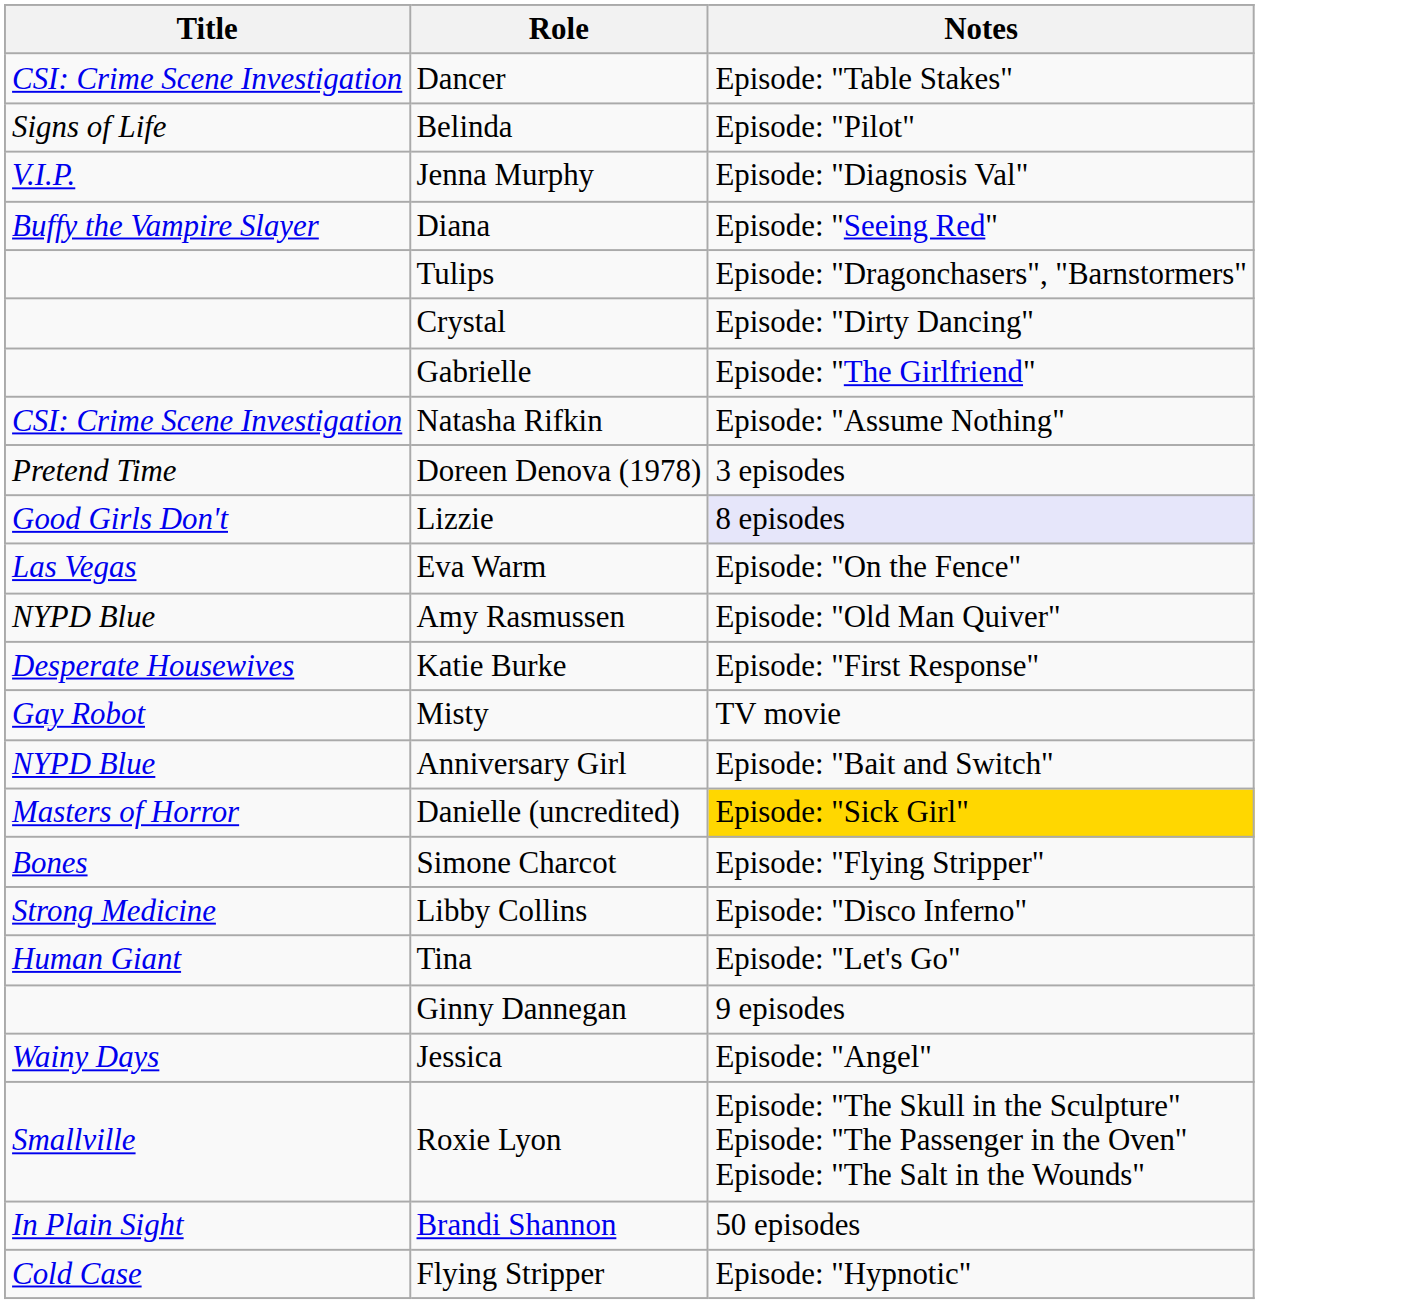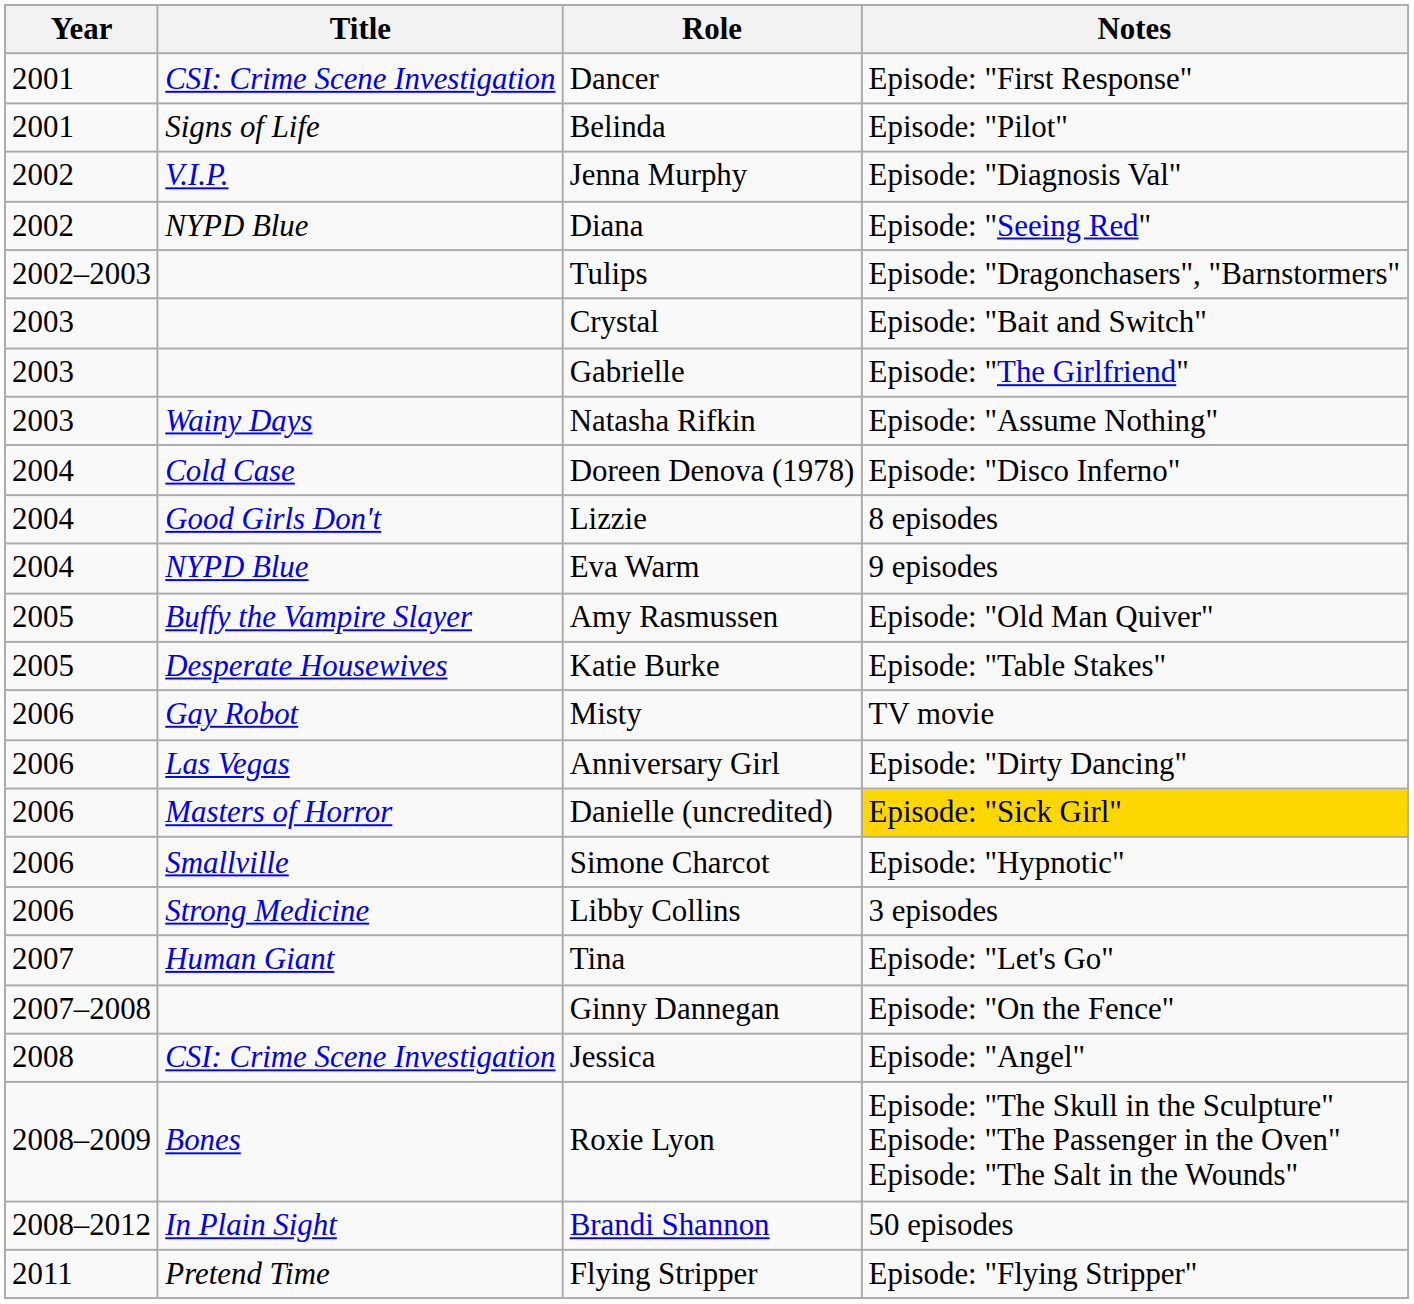+ column: (82, 28)
(864, 77) Episode: "Table Stakes" -> (1030, 77) Episode: "First Response"
(165, 224) Buffy the Vampire Slayer -> (237, 224) NYPD Blue
(875, 322) Episode: "Dirty Dancing" -> (1038, 322) Episode: "Bait and Switch"
(207, 420) CSI: Crime Scene Investigation -> (239, 420) Wainy Days
(94, 469) Pretend Time -> (230, 469) Cold Case
(780, 469) 3 episodes -> (1024, 469) Episode: "Disco Inferno"
(780, 518) lavender background -> (933, 518) no background
(74, 567) Las Vegas -> (237, 567) NYPD Blue
(868, 567) Episode: "On the Fence" -> (933, 567) 9 episodes
(84, 616) NYPD Blue -> (319, 616) Buffy the Vampire Slayer
(877, 665) Episode: "First Response" -> (1017, 665) Episode: "Table Stakes"
(84, 763) NYPD Blue -> (227, 763) Las Vegas
(885, 763) Episode: "Bait and Switch" -> (1028, 763) Episode: "Dirty Dancing"
(50, 861) Bones -> (227, 861) Smallville
(880, 861) Episode: "Flying Stripper" -> (997, 861) Episode: "Hypnotic"
(871, 910) Episode: "Disco Inferno" -> (933, 910) 3 episodes
(780, 1008) 9 episodes -> (1021, 1008) Episode: "On the Fence"
(86, 1057) Wainy Days -> (360, 1057) CSI: Crime Scene Investigation
(74, 1141) Smallville -> (203, 1141) Bones
(77, 1273) Cold Case -> (247, 1273) Pretend Time
(843, 1273) Episode: "Hypnotic" -> (1033, 1273) Episode: "Flying Stripper"
